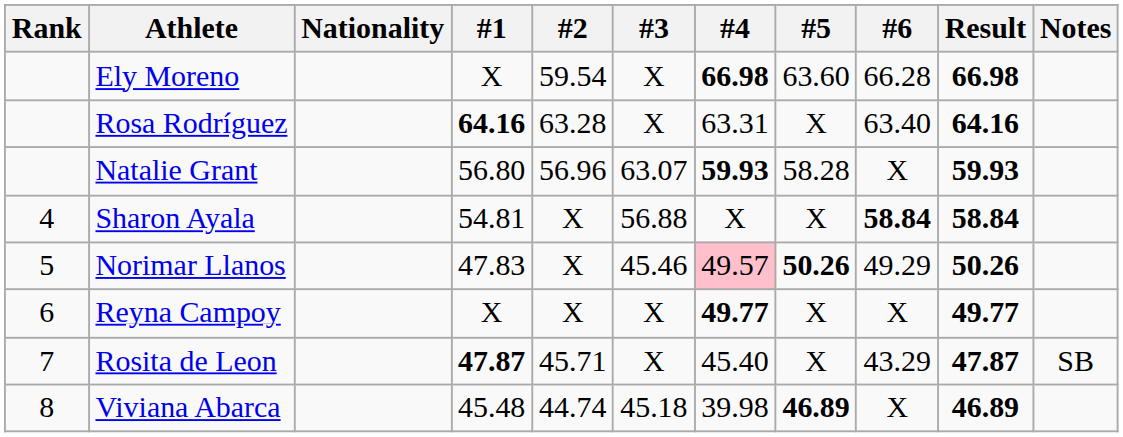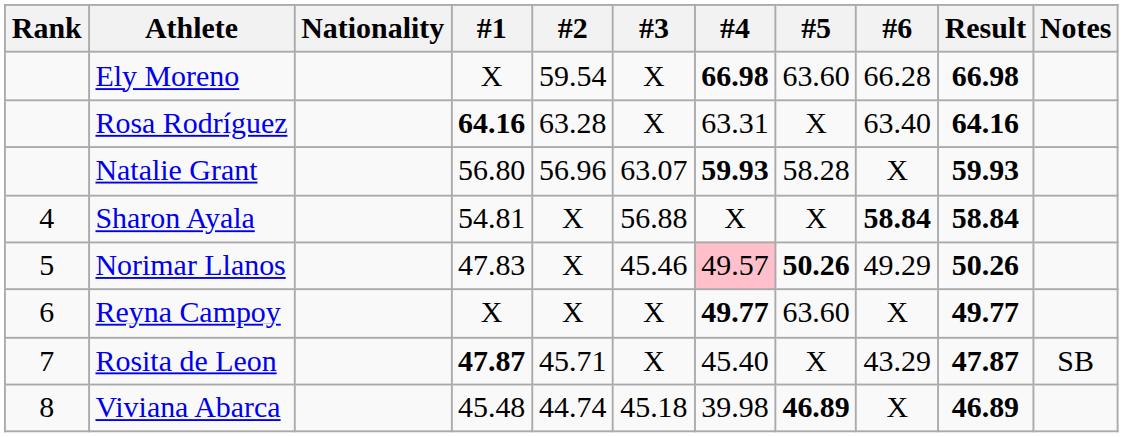(816, 312) X -> (816, 312) 63.60
